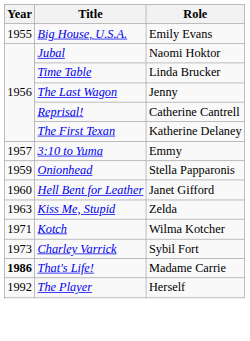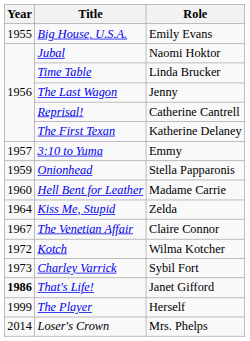(182, 190) Janet Gifford -> (187, 190) Madame Carrie
(20, 209) 1963 -> (20, 209) 1964
+ row: (85, 229)
(20, 229) 1971 -> (20, 248) 1972
(187, 268) Madame Carrie -> (182, 287) Janet Gifford
(20, 287) 1992 -> (20, 307) 1999
+ row: (73, 326)
